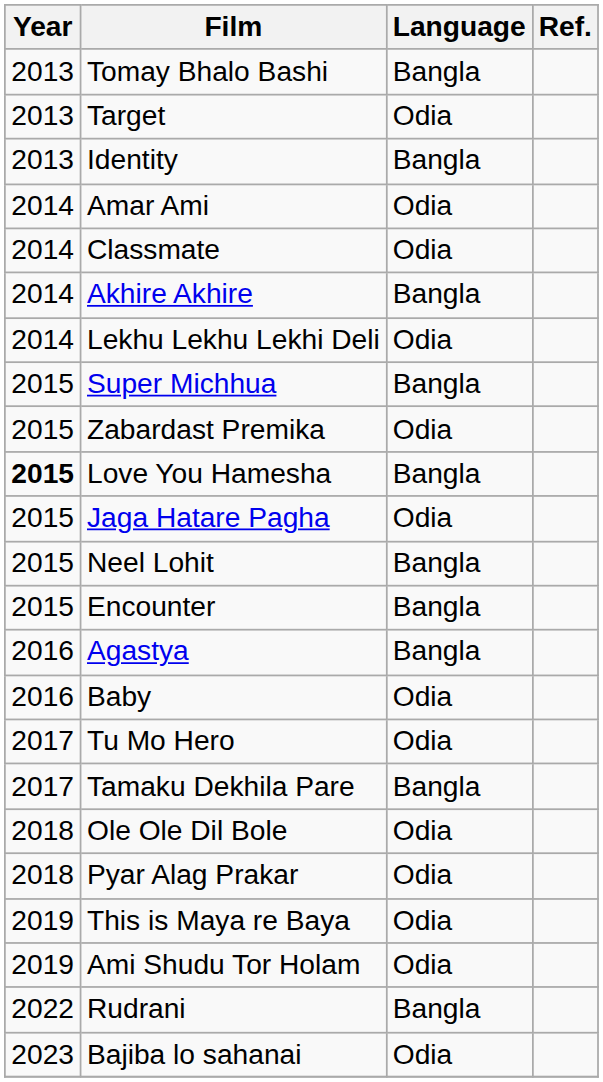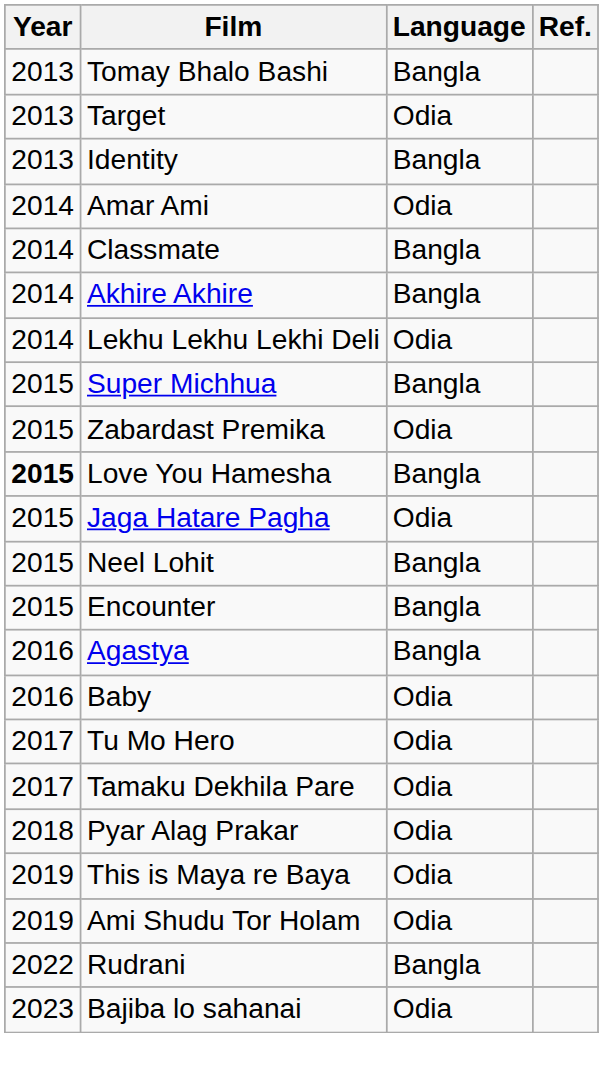(422, 250) Odia -> (437, 250) Bangla
(437, 786) Bangla -> (422, 786) Odia
- row: (187, 830)
